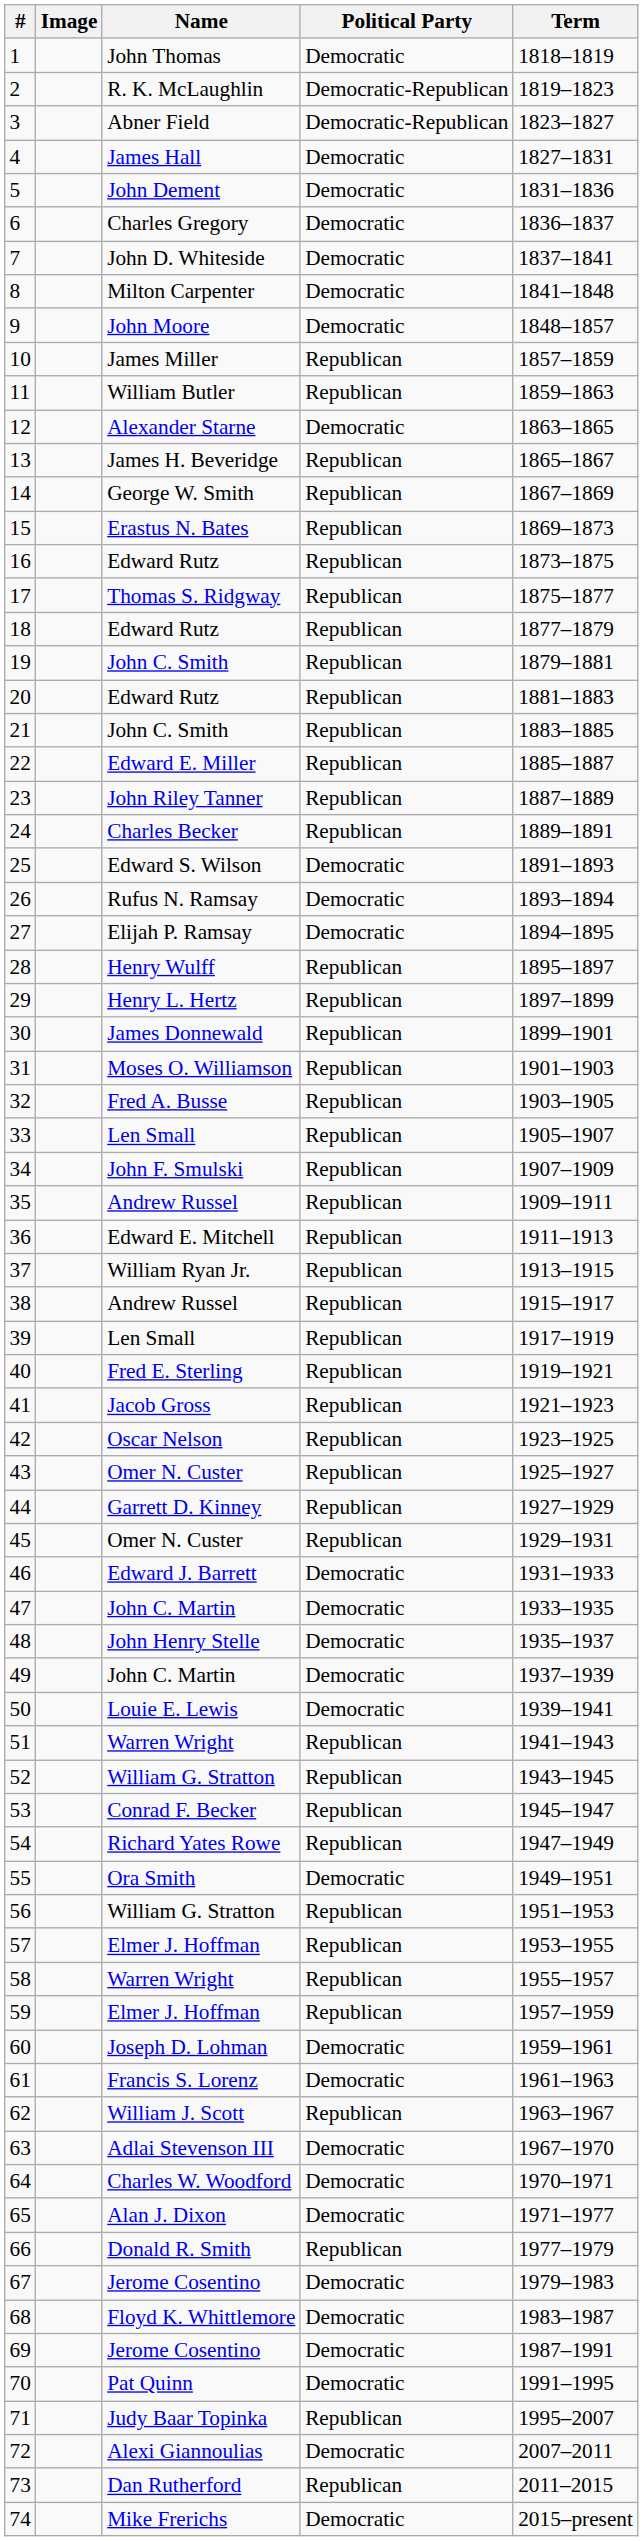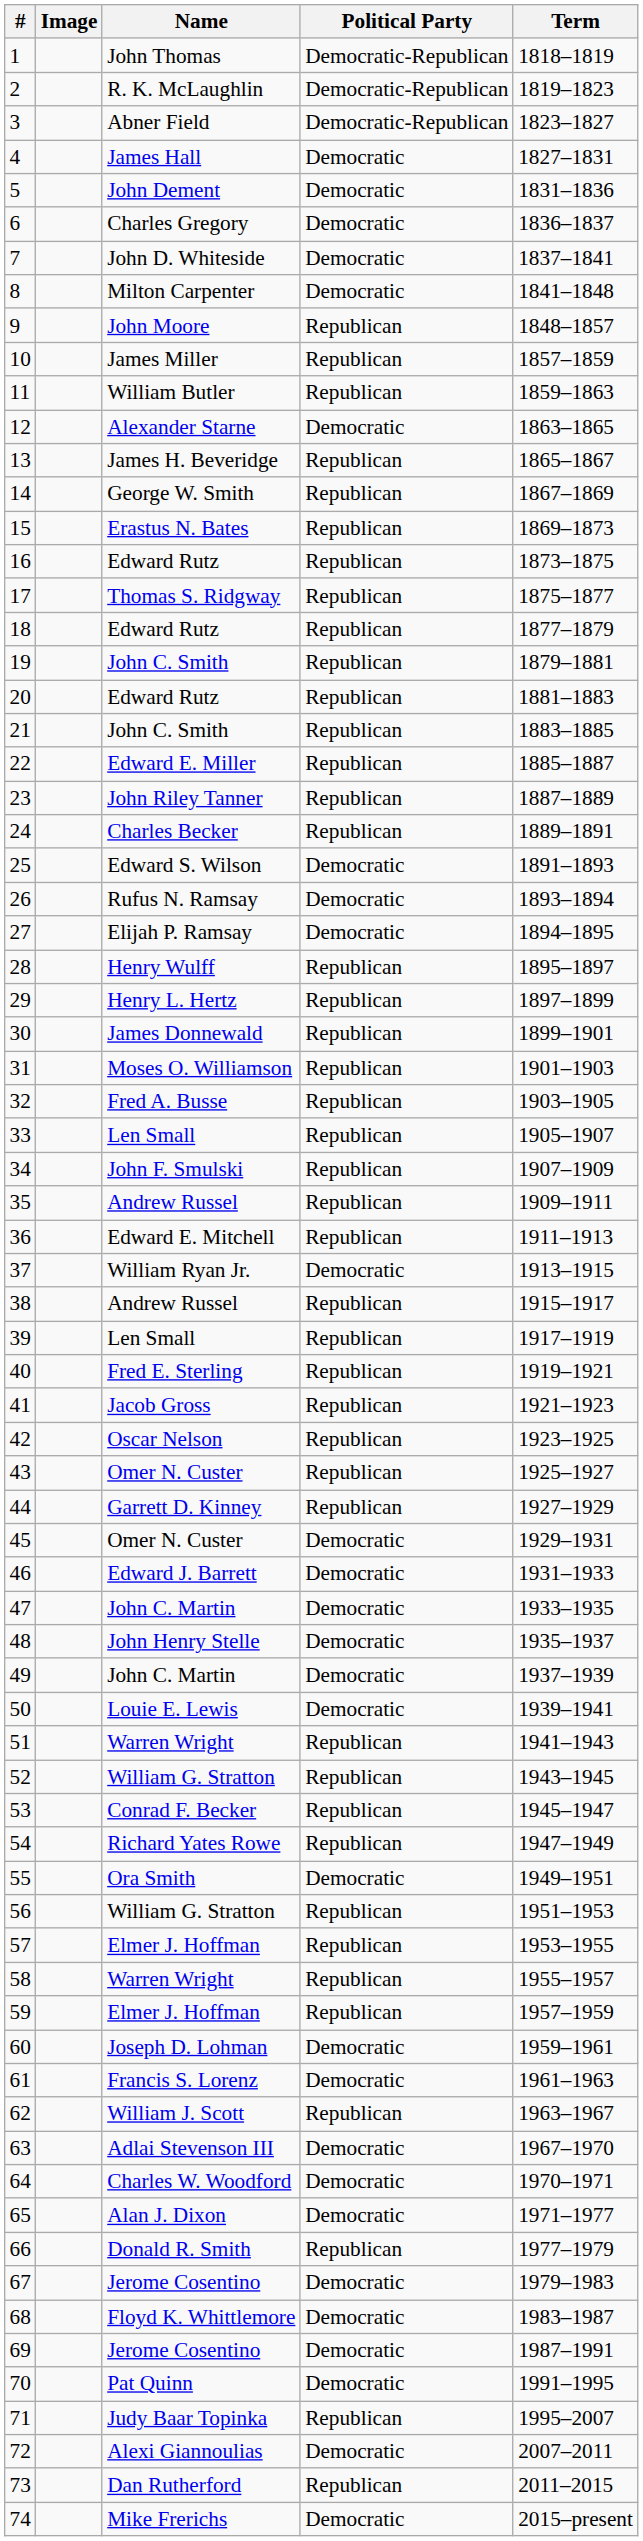(355, 55) Democratic -> (407, 55) Democratic-Republican
(355, 325) Democratic -> (354, 325) Republican
(354, 1270) Republican -> (355, 1270) Democratic
(354, 1540) Republican -> (355, 1540) Democratic
